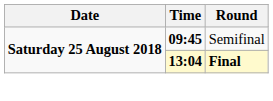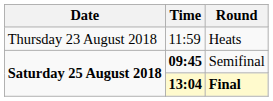+ row: (225, 38)
